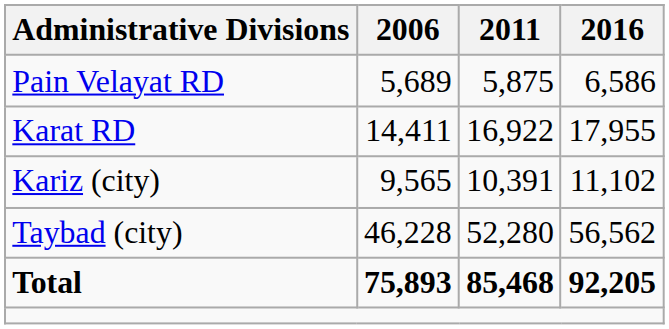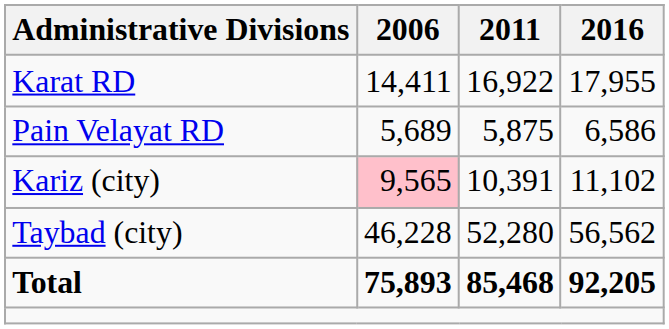rows swapped: (74, 130) <-> (118, 80)
(416, 181) no background -> (416, 181) pink background
